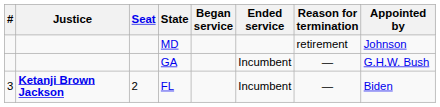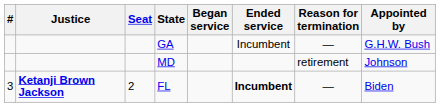rows swapped: (170, 44) <-> (169, 62)
(265, 86) normal -> (263, 86) bold
